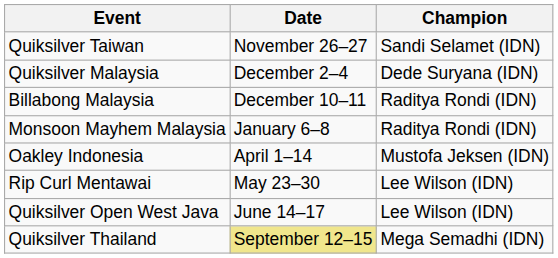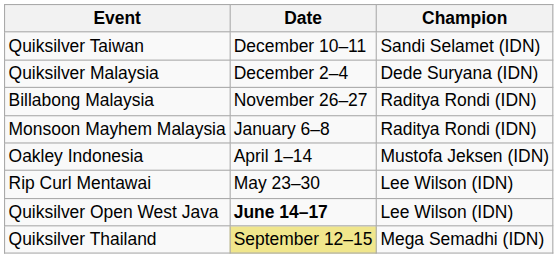(301, 45) November 26–27 -> (300, 45) December 10–11
(300, 101) December 10–11 -> (301, 101) November 26–27
(279, 211) normal -> (281, 211) bold
